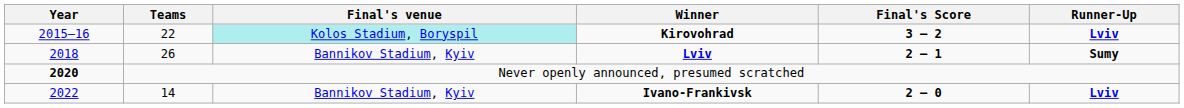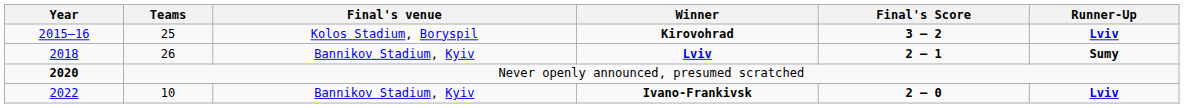(168, 34) 22 -> (168, 34) 25
(394, 34) paleturquoise background -> (394, 34) no background
(168, 93) 14 -> (168, 93) 10
